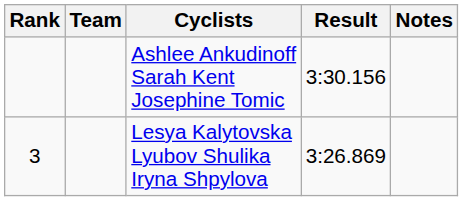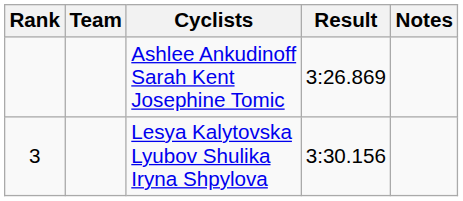(346, 76) 3:30.156 -> (346, 76) 3:26.869
(346, 155) 3:26.869 -> (346, 155) 3:30.156
